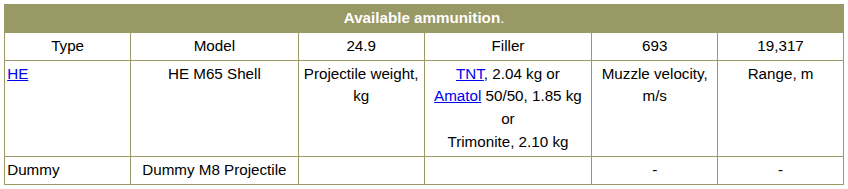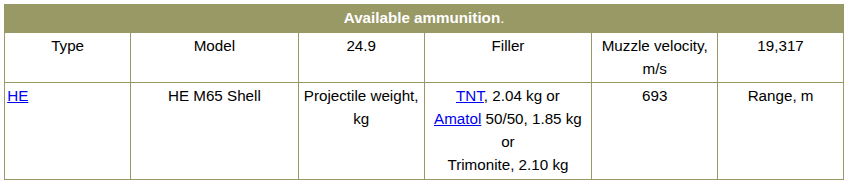(655, 45) 693 -> (655, 57) Muzzle velocity, m/s
(655, 84) Muzzle velocity, m/s -> (655, 96) 693
- row: (33, 169)
